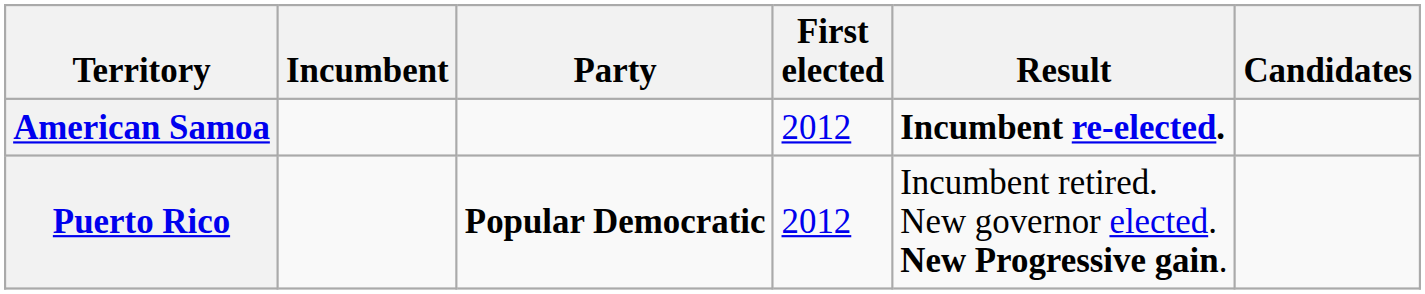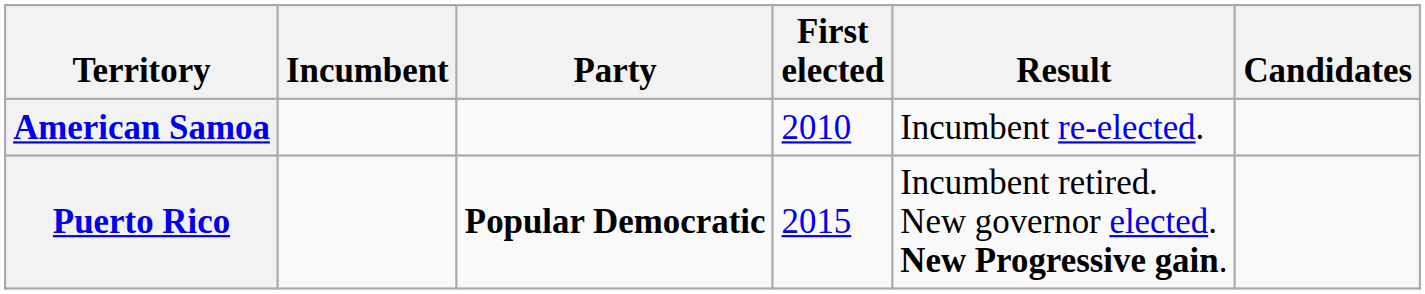(816, 126) 2012 -> (816, 126) 2010
(1063, 126) bold -> (1052, 126) normal
(816, 221) 2012 -> (816, 221) 2015
